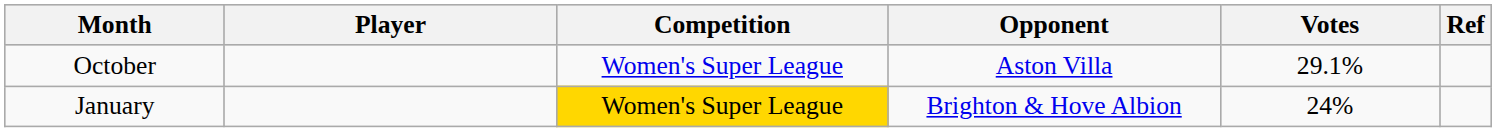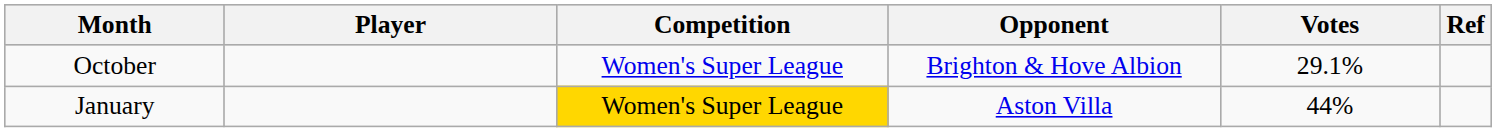(1054, 65) Aston Villa -> (1054, 65) Brighton & Hove Albion
(1054, 106) Brighton & Hove Albion -> (1054, 106) Aston Villa
(1330, 106) 24% -> (1330, 106) 44%
